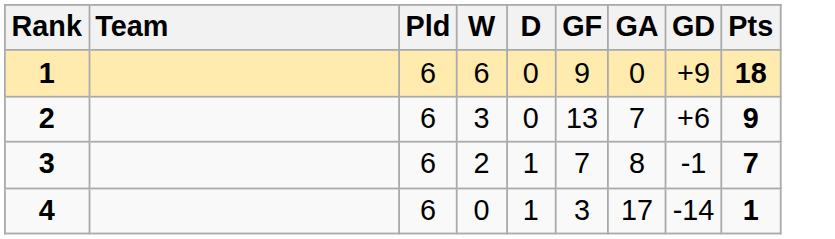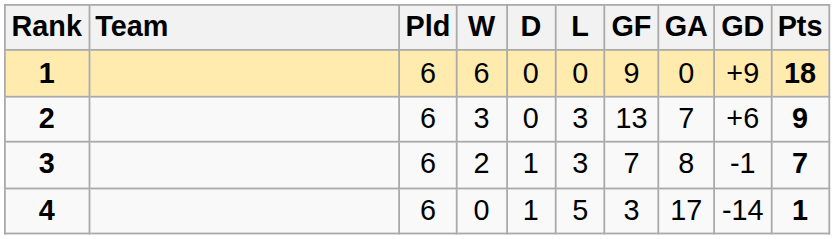+ column: (580, 27)
